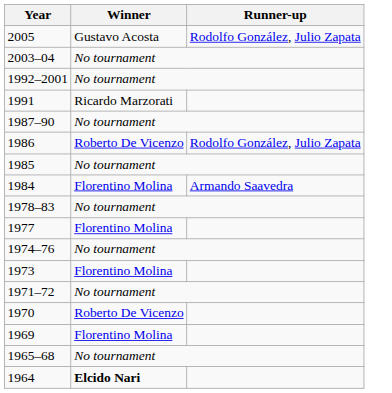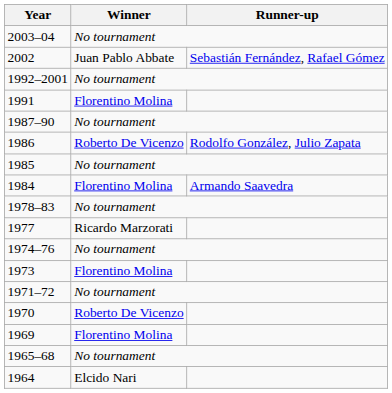- row: (21, 36)
+ row: (21, 57)
(124, 100) Ricardo Marzorati -> (123, 100) Florentino Molina
(123, 228) Florentino Molina -> (124, 228) Ricardo Marzorati
(107, 377) bold -> (105, 377) normal
